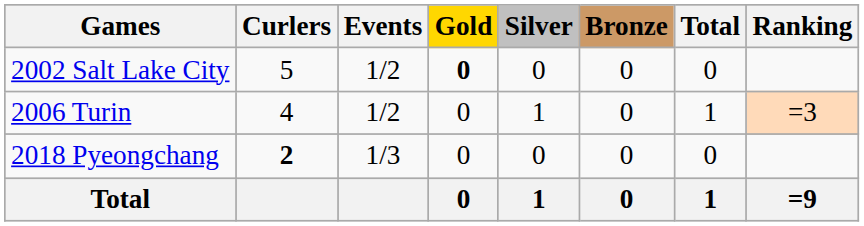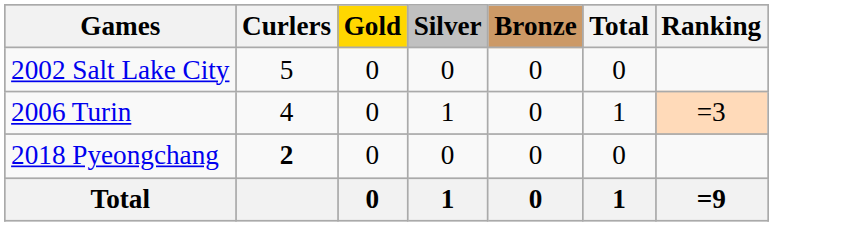- column: (383, 26)
(464, 69) bold -> (372, 69) normal
